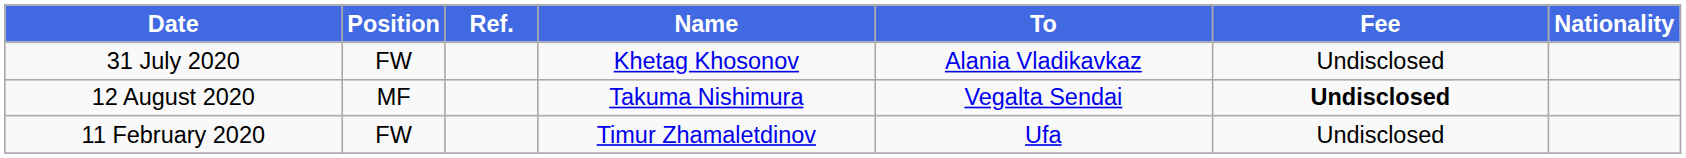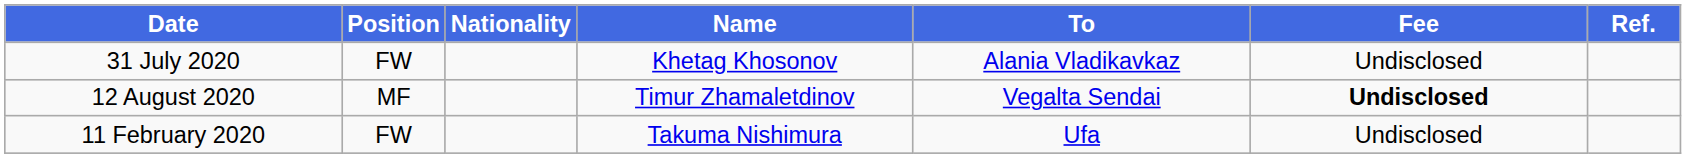columns swapped: (1614, 24) <-> (492, 24)
(706, 98) Takuma Nishimura -> (745, 98) Timur Zhamaletdinov
(706, 135) Timur Zhamaletdinov -> (745, 135) Takuma Nishimura
